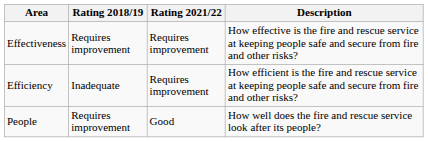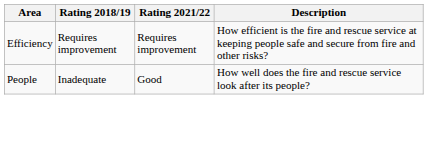- row: (37, 43)
(95, 85) Inadequate -> (87, 43) Requires improvement
(101, 121) Requires improvement -> (82, 79) Inadequate
